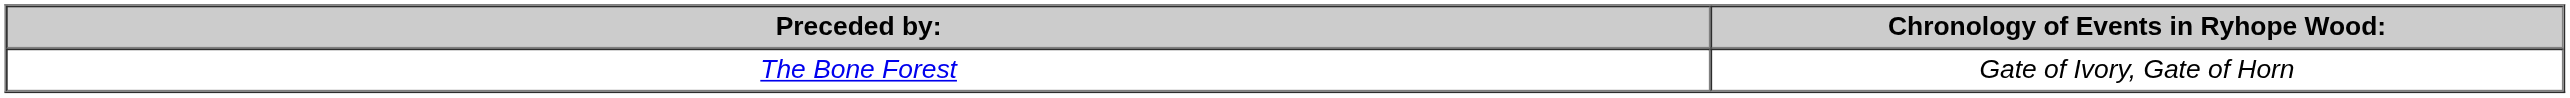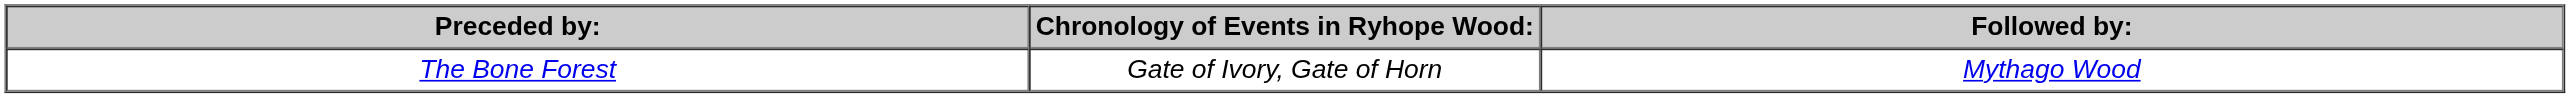+ column: (2052, 26)
